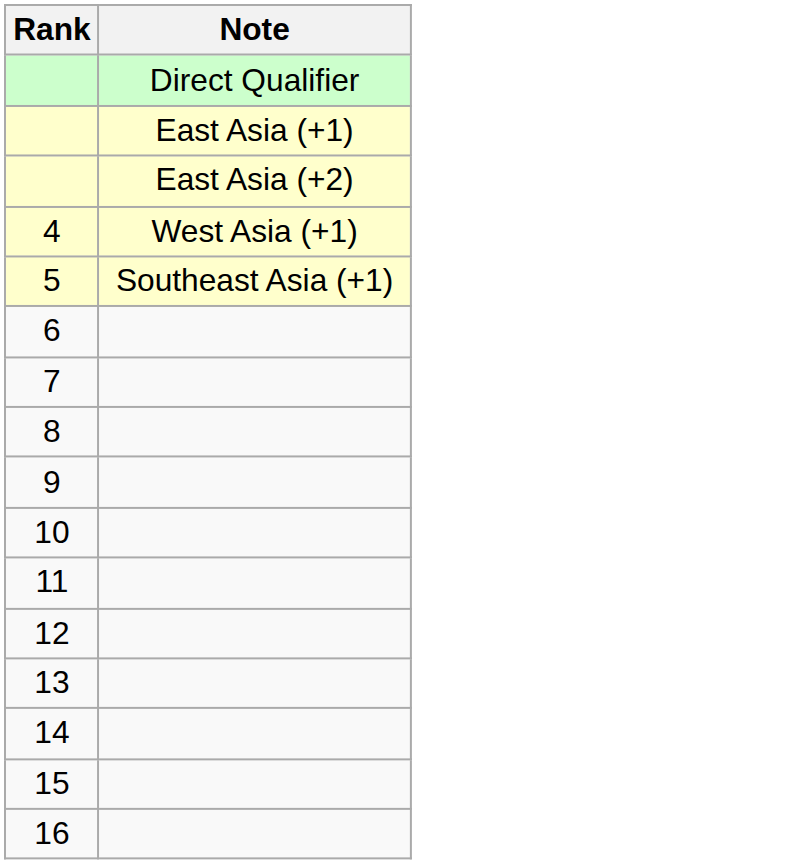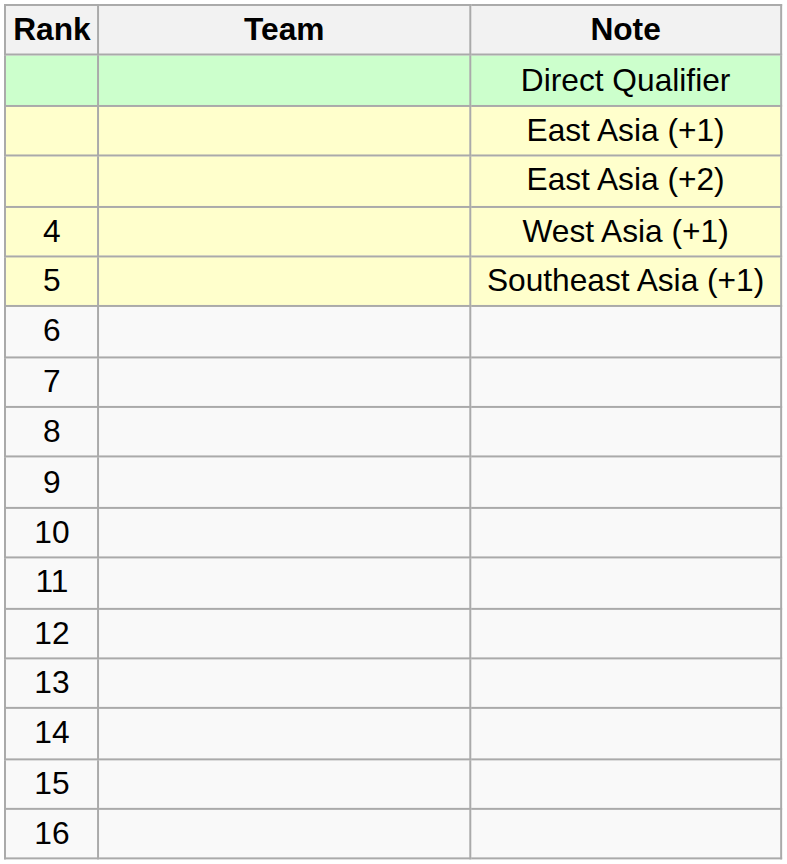+ column: (284, 29)
